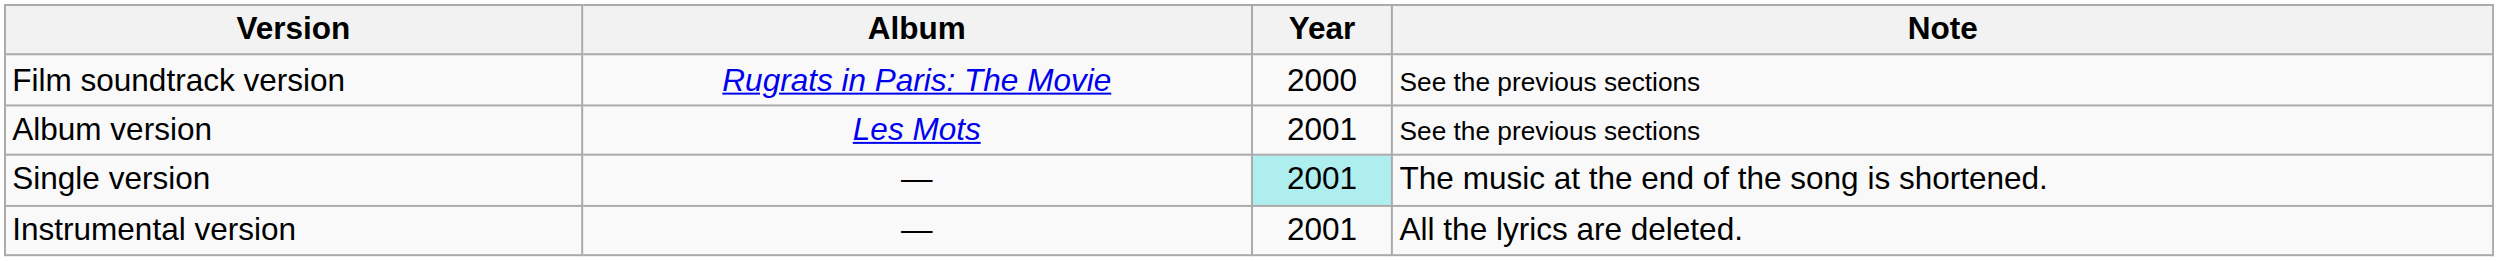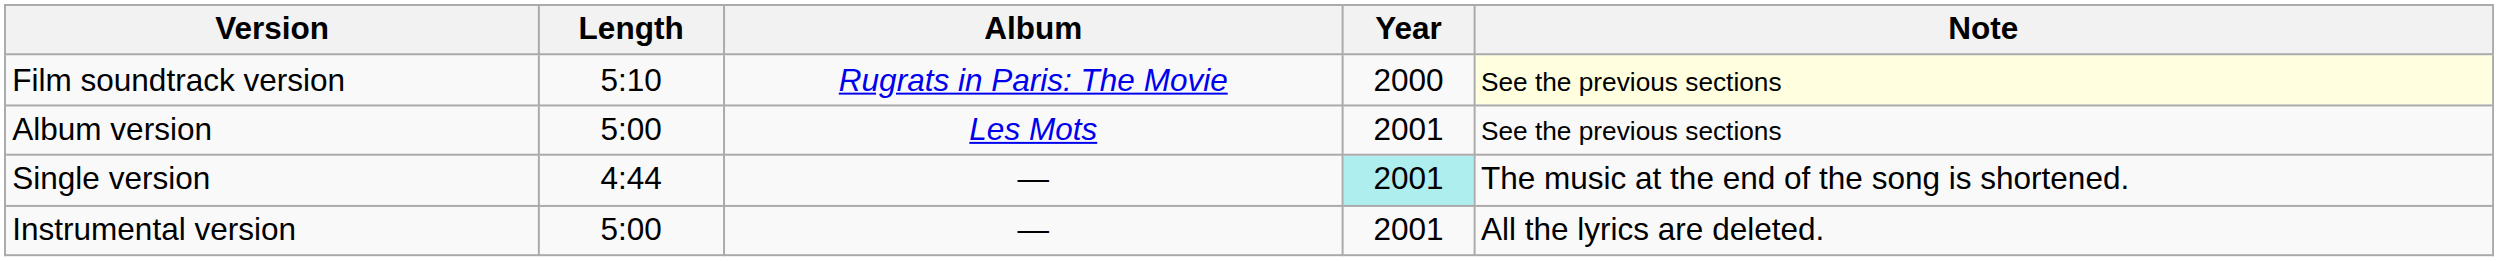+ column: (631, 29)
(1550, 81) no background -> (1631, 81) lightyellow background
